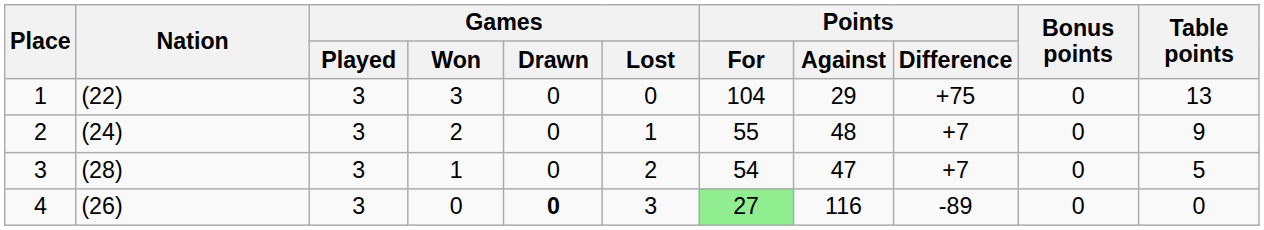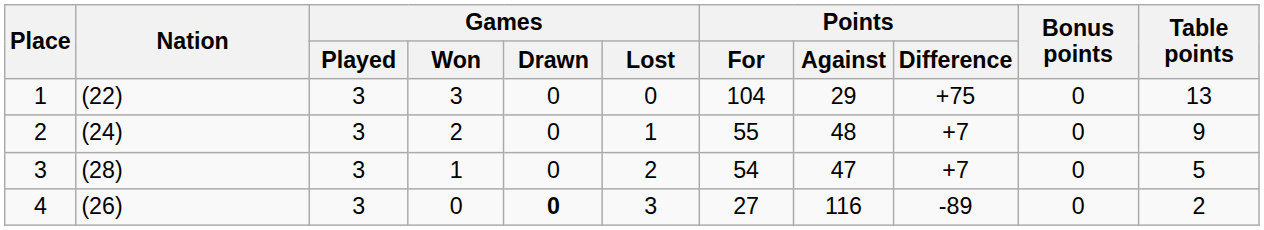(746, 206) lightgreen background -> (746, 206) no background
(1199, 206) 0 -> (1199, 206) 2
